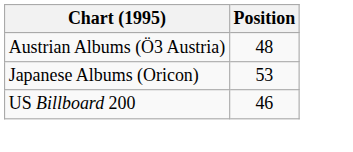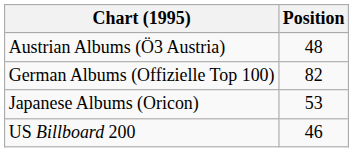+ row: (142, 75)
